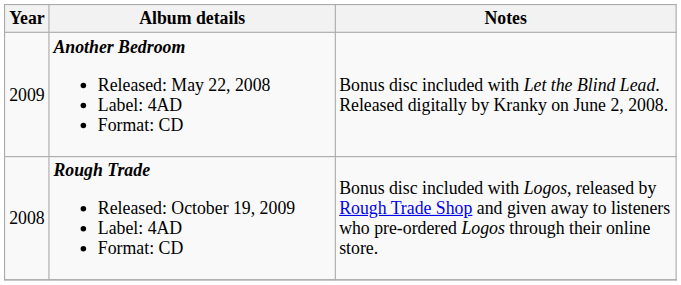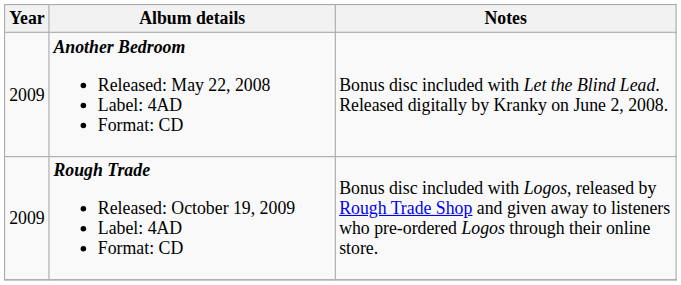(27, 218) 2008 -> (27, 218) 2009
